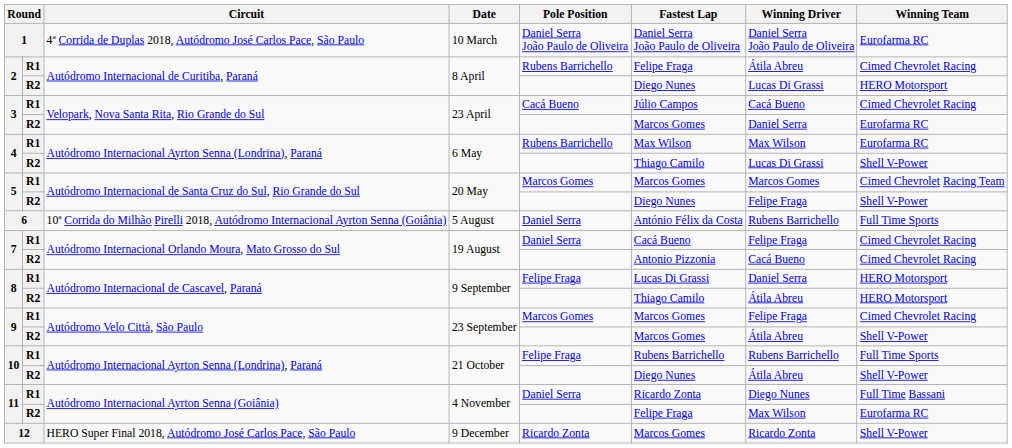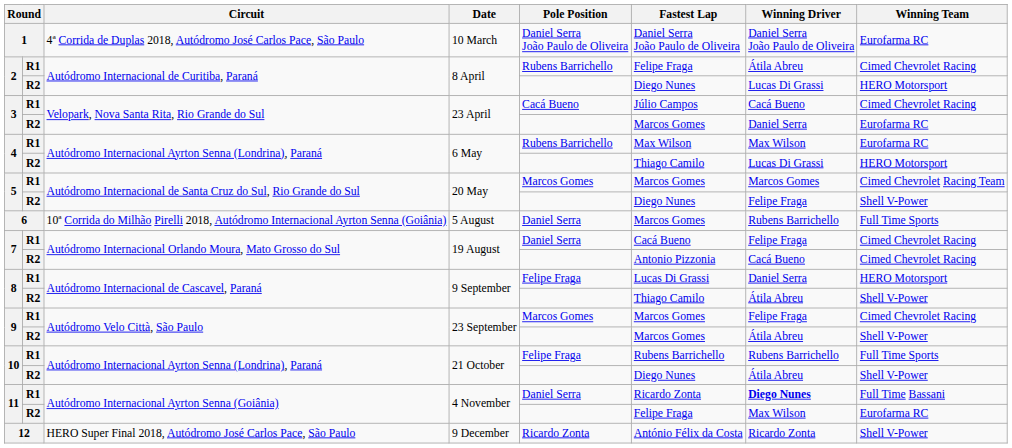(894, 162) Shell V-Power -> (904, 162) HERO Motorsport
(688, 220) António Félix da Costa -> (669, 220) Marcos Gomes
(904, 297) HERO Motorsport -> (894, 297) Shell V-Power
(779, 394) normal -> (779, 394) bold
(669, 432) Marcos Gomes -> (688, 432) António Félix da Costa
